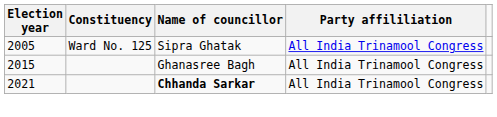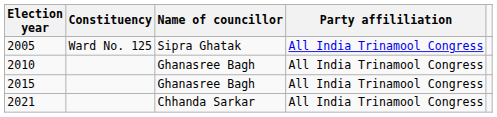+ row: (21, 65)
(206, 84) bold -> (206, 103) normal
